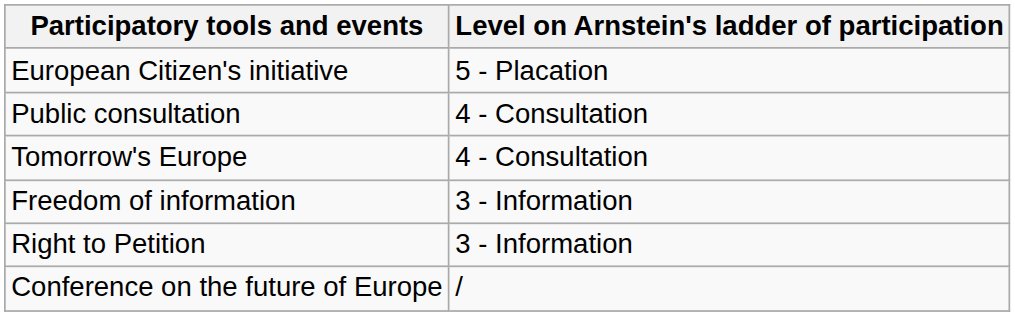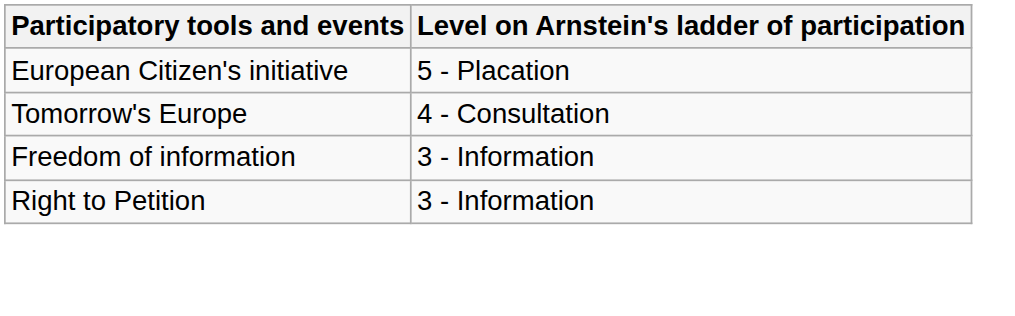- row: (126, 113)
- row: (227, 288)
